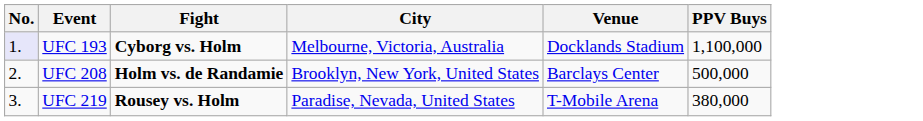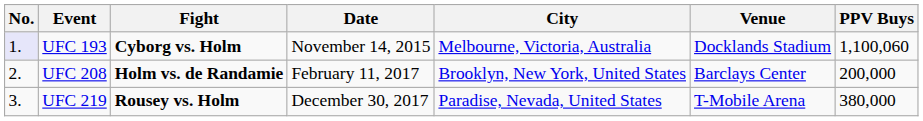+ column: (361, 18)
(727, 45) 1,100,000 -> (874, 45) 1,100,060
(720, 73) 500,000 -> (868, 73) 200,000
